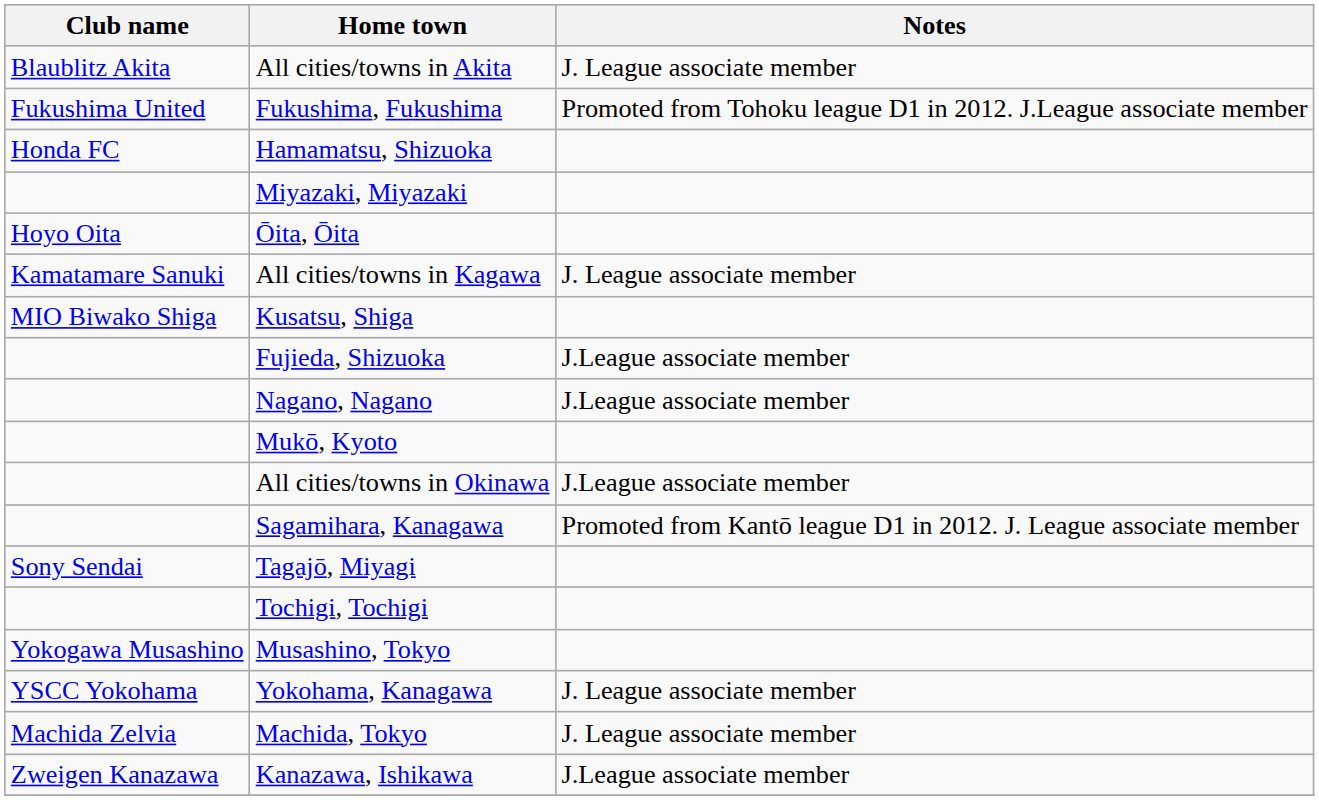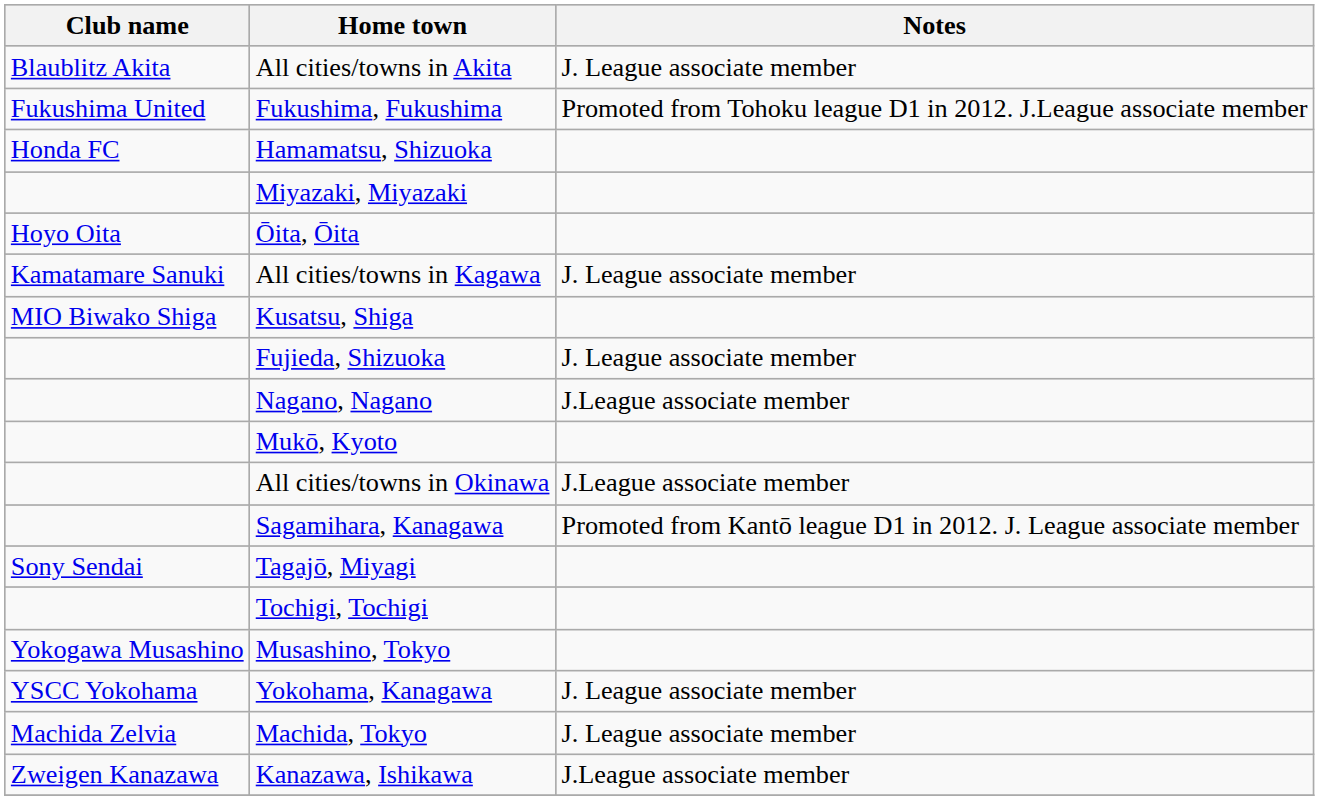(705, 358) J.League associate member -> (709, 358) J. League associate member
